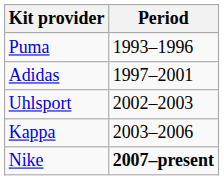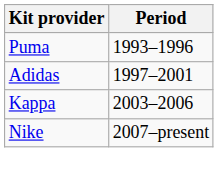- row: (40, 103)
(163, 160) bold -> (161, 132) normal
